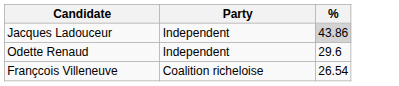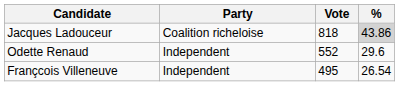+ column: (337, 14)
(196, 33) Independent -> (213, 33) Coalition richeloise
(213, 71) Coalition richeloise -> (196, 71) Independent
